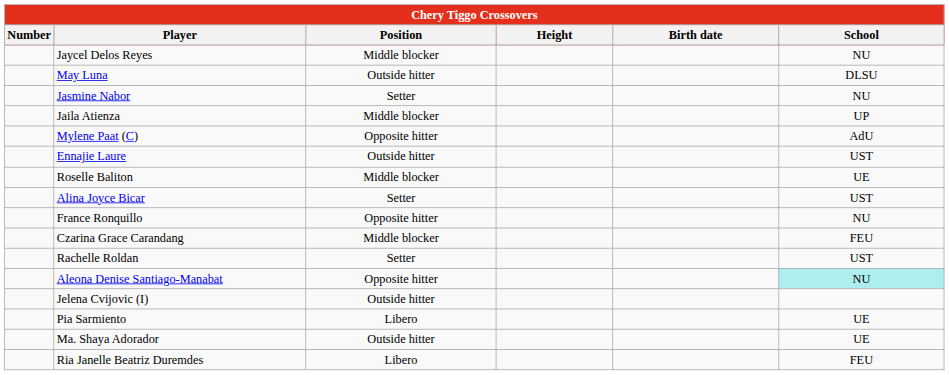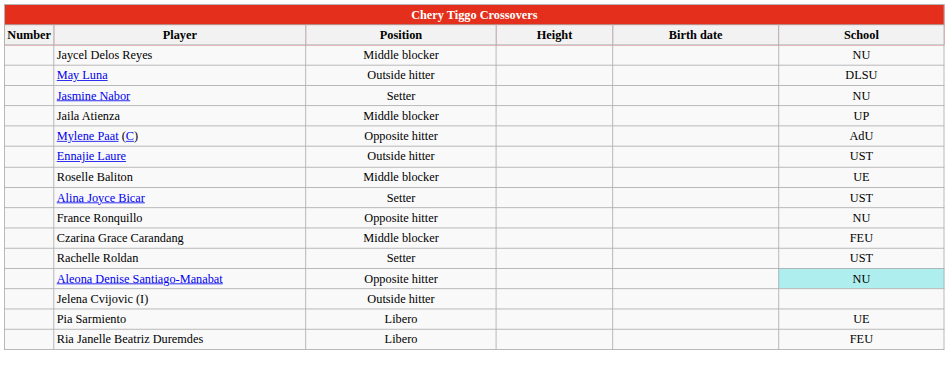- row: (108, 339)
